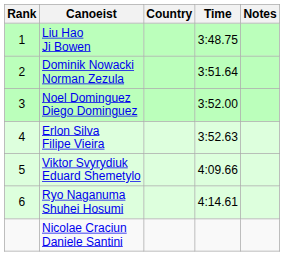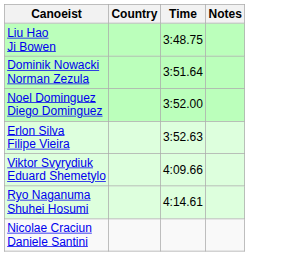- column: (22, 14)
